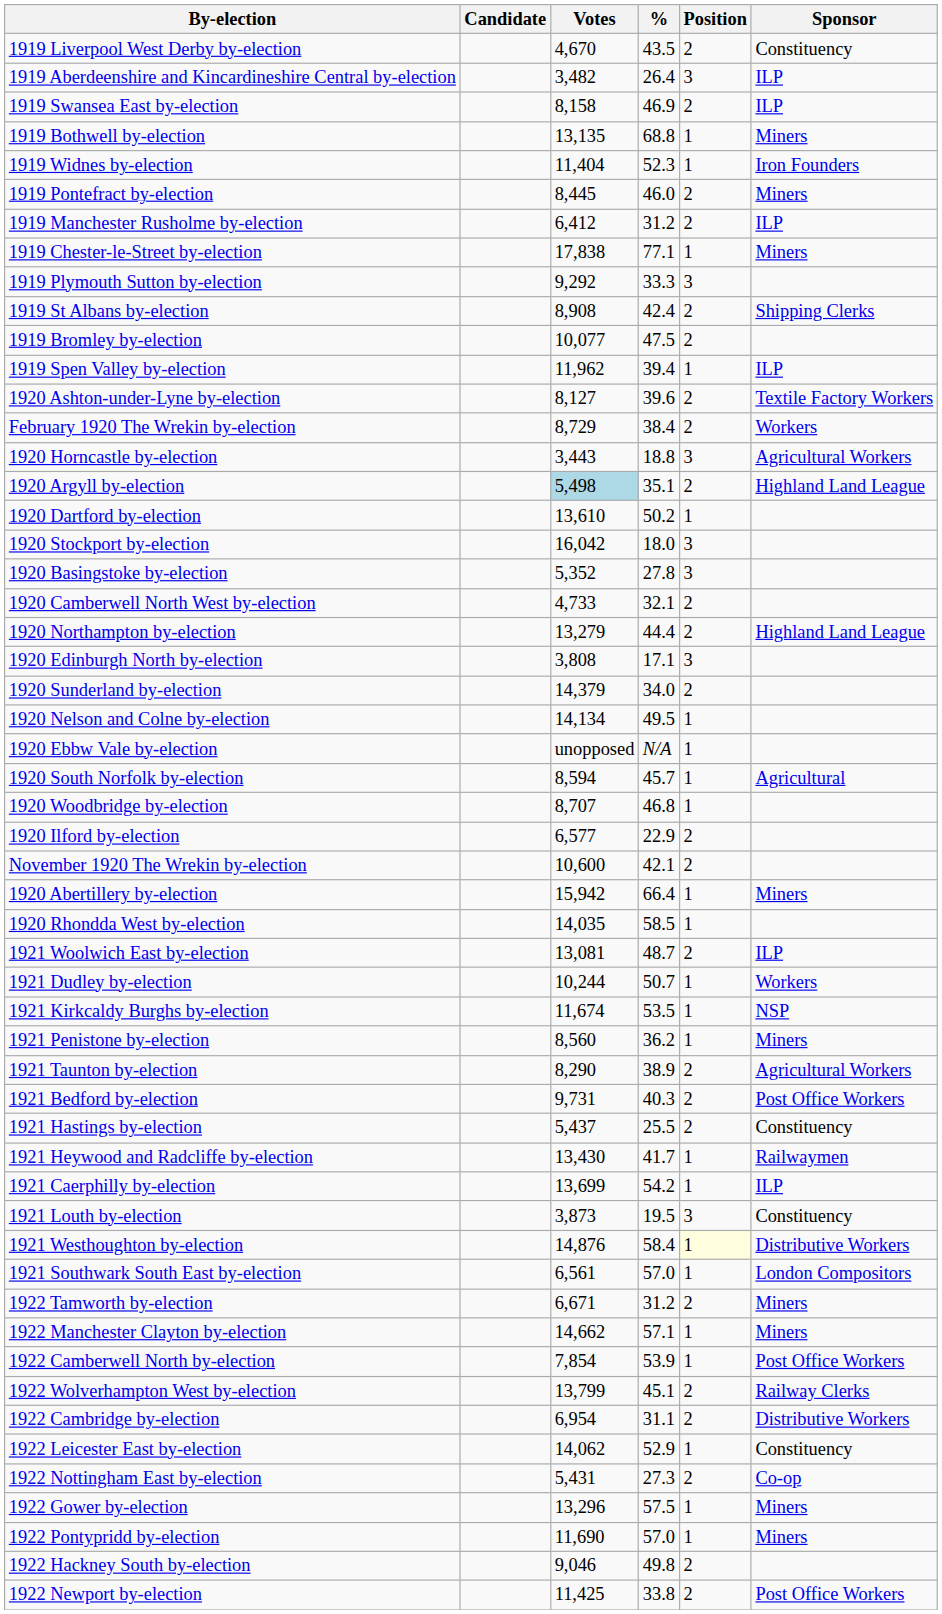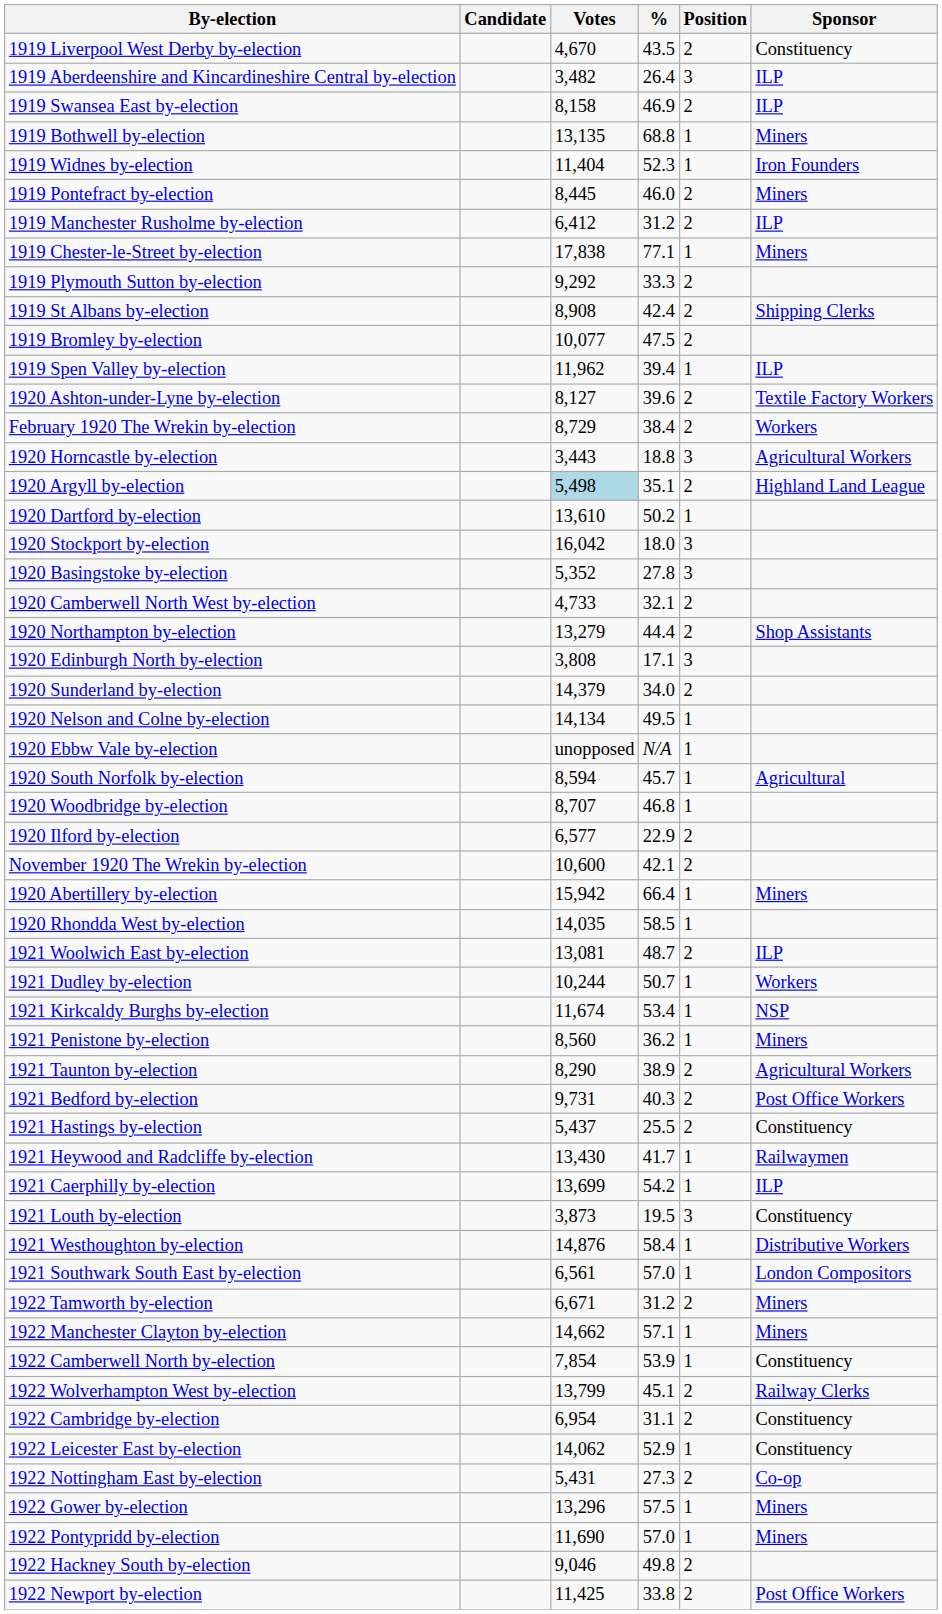(688, 281) 3 -> (688, 281) 2
(840, 631) Highland Land League -> (813, 631) Shop Assistants
(659, 1011) 53.5 -> (659, 1011) 53.4
(688, 1244) lightyellow background -> (688, 1244) no background
(830, 1361) Post Office Workers -> (804, 1361) Constituency
(832, 1419) Distributive Workers -> (804, 1419) Constituency
